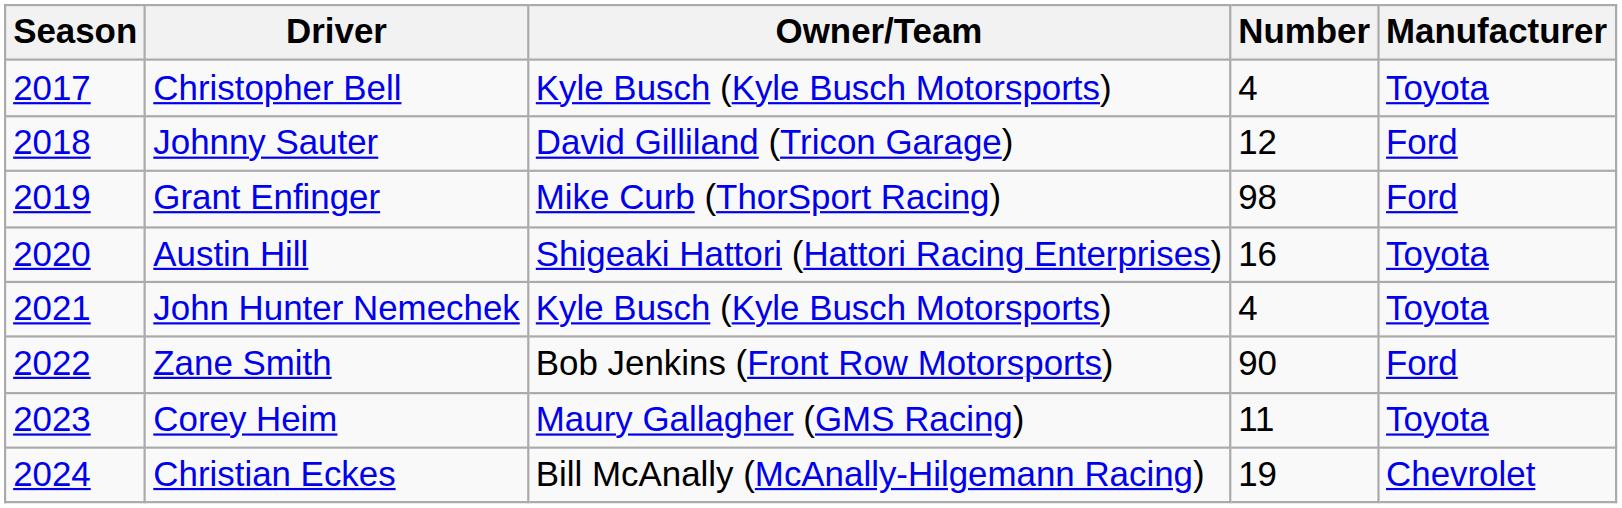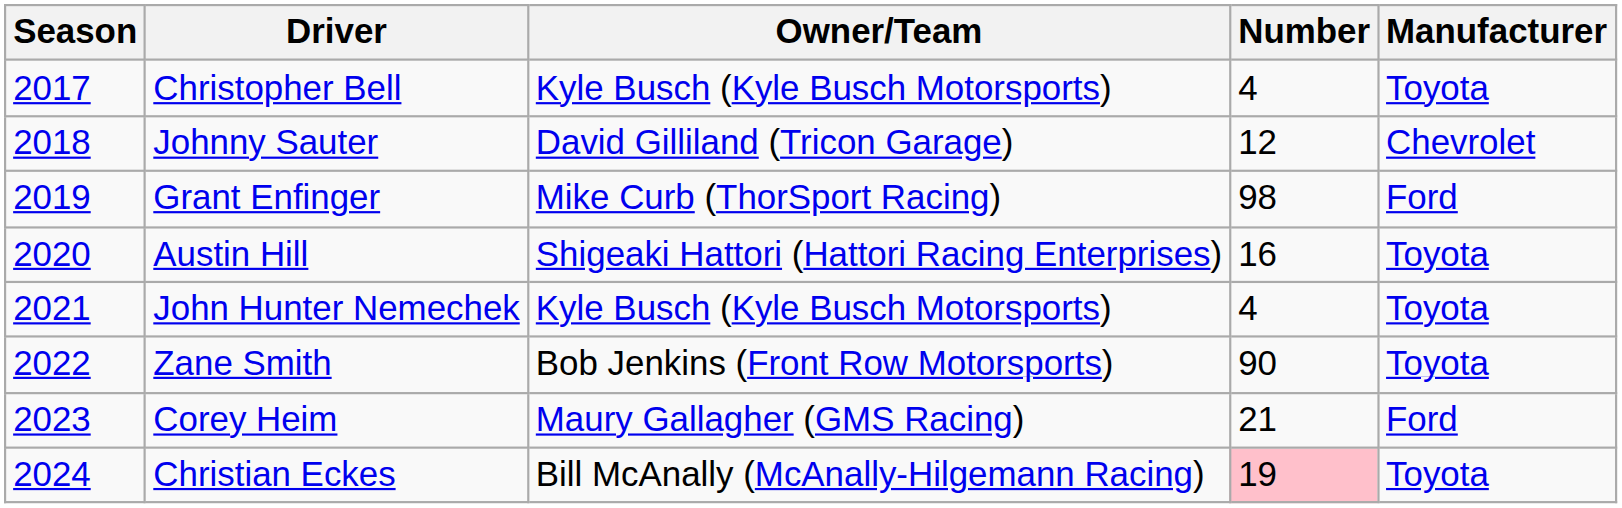(1422, 142) Ford -> (1461, 142) Chevrolet
(1422, 364) Ford -> (1437, 364) Toyota
(1256, 419) 11 -> (1258, 419) 21
(1437, 419) Toyota -> (1422, 419) Ford
(1258, 474) no background -> (1258, 474) pink background
(1461, 474) Chevrolet -> (1437, 474) Toyota
